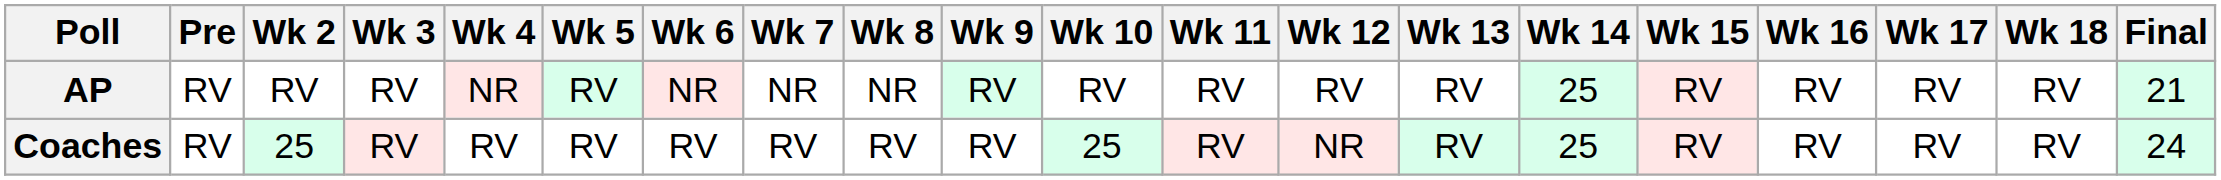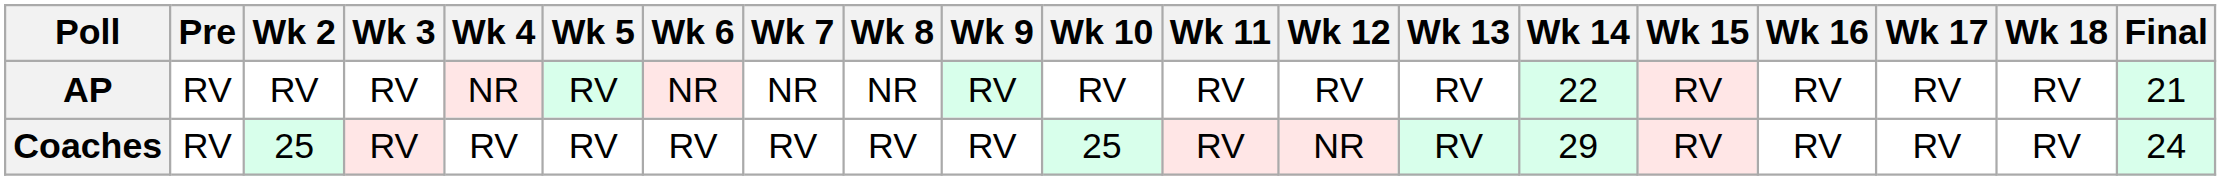(1578, 89) 25 -> (1578, 89) 22
(1578, 145) 25 -> (1578, 145) 29
